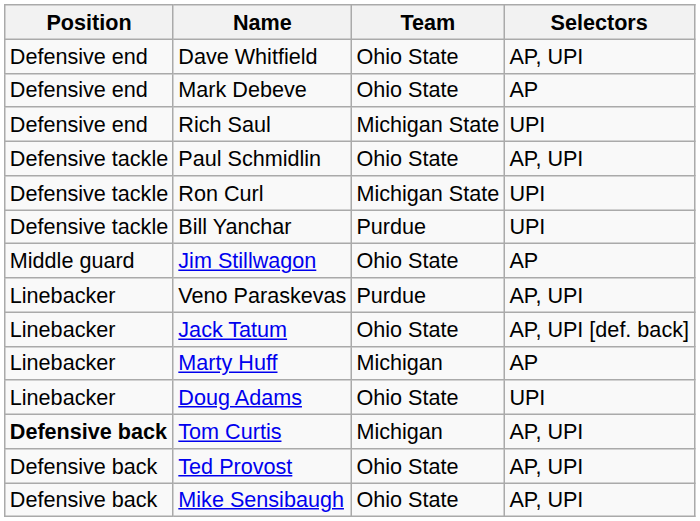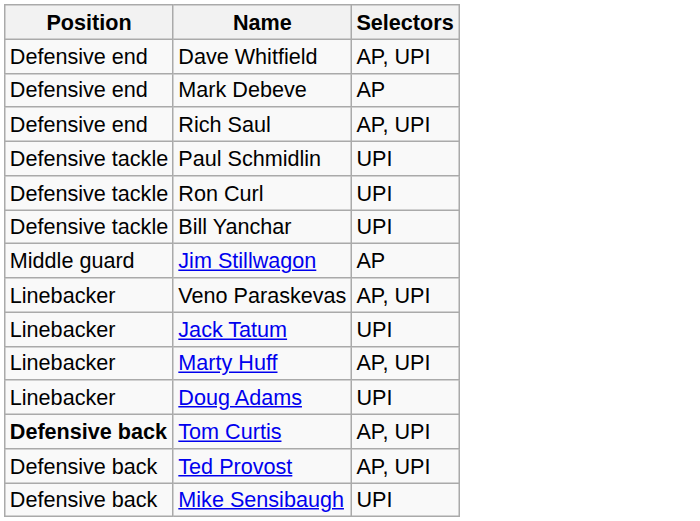- column: (428, 22)
(527, 125) UPI -> (393, 125) AP, UPI
(546, 159) AP, UPI -> (374, 159) UPI
(599, 329) AP, UPI [def. back] -> (374, 329) UPI
(524, 363) AP -> (393, 363) AP, UPI
(546, 500) AP, UPI -> (374, 500) UPI
